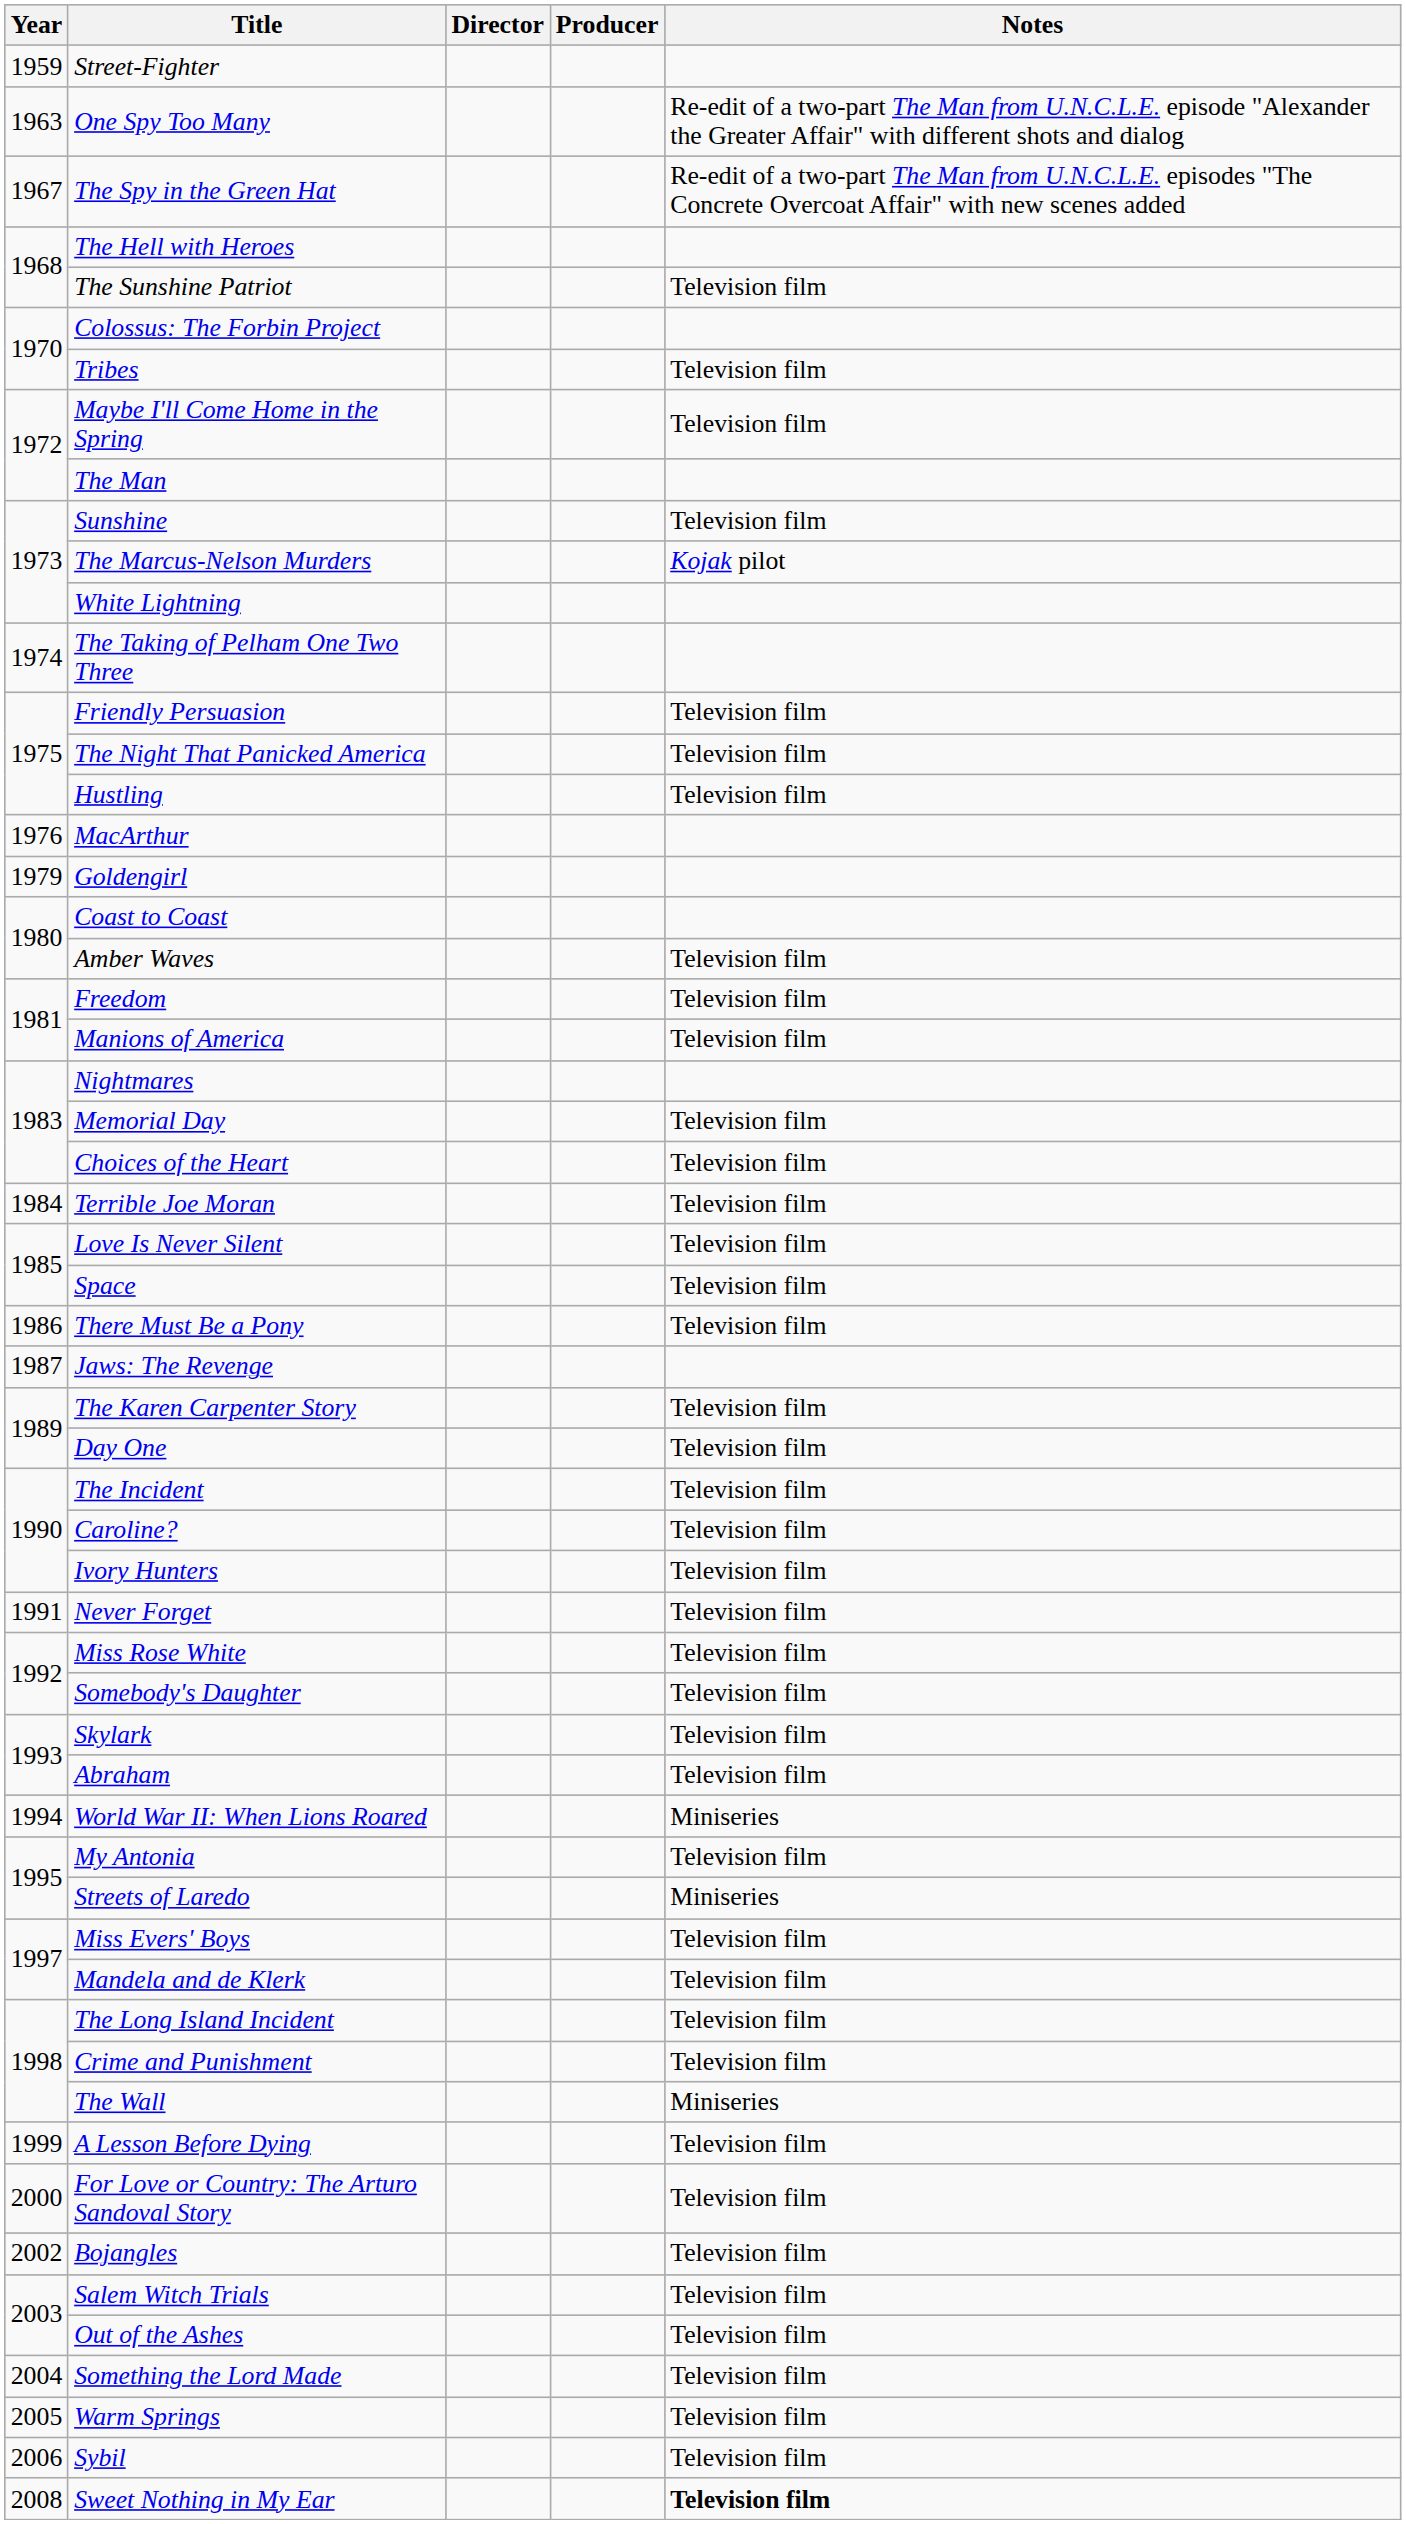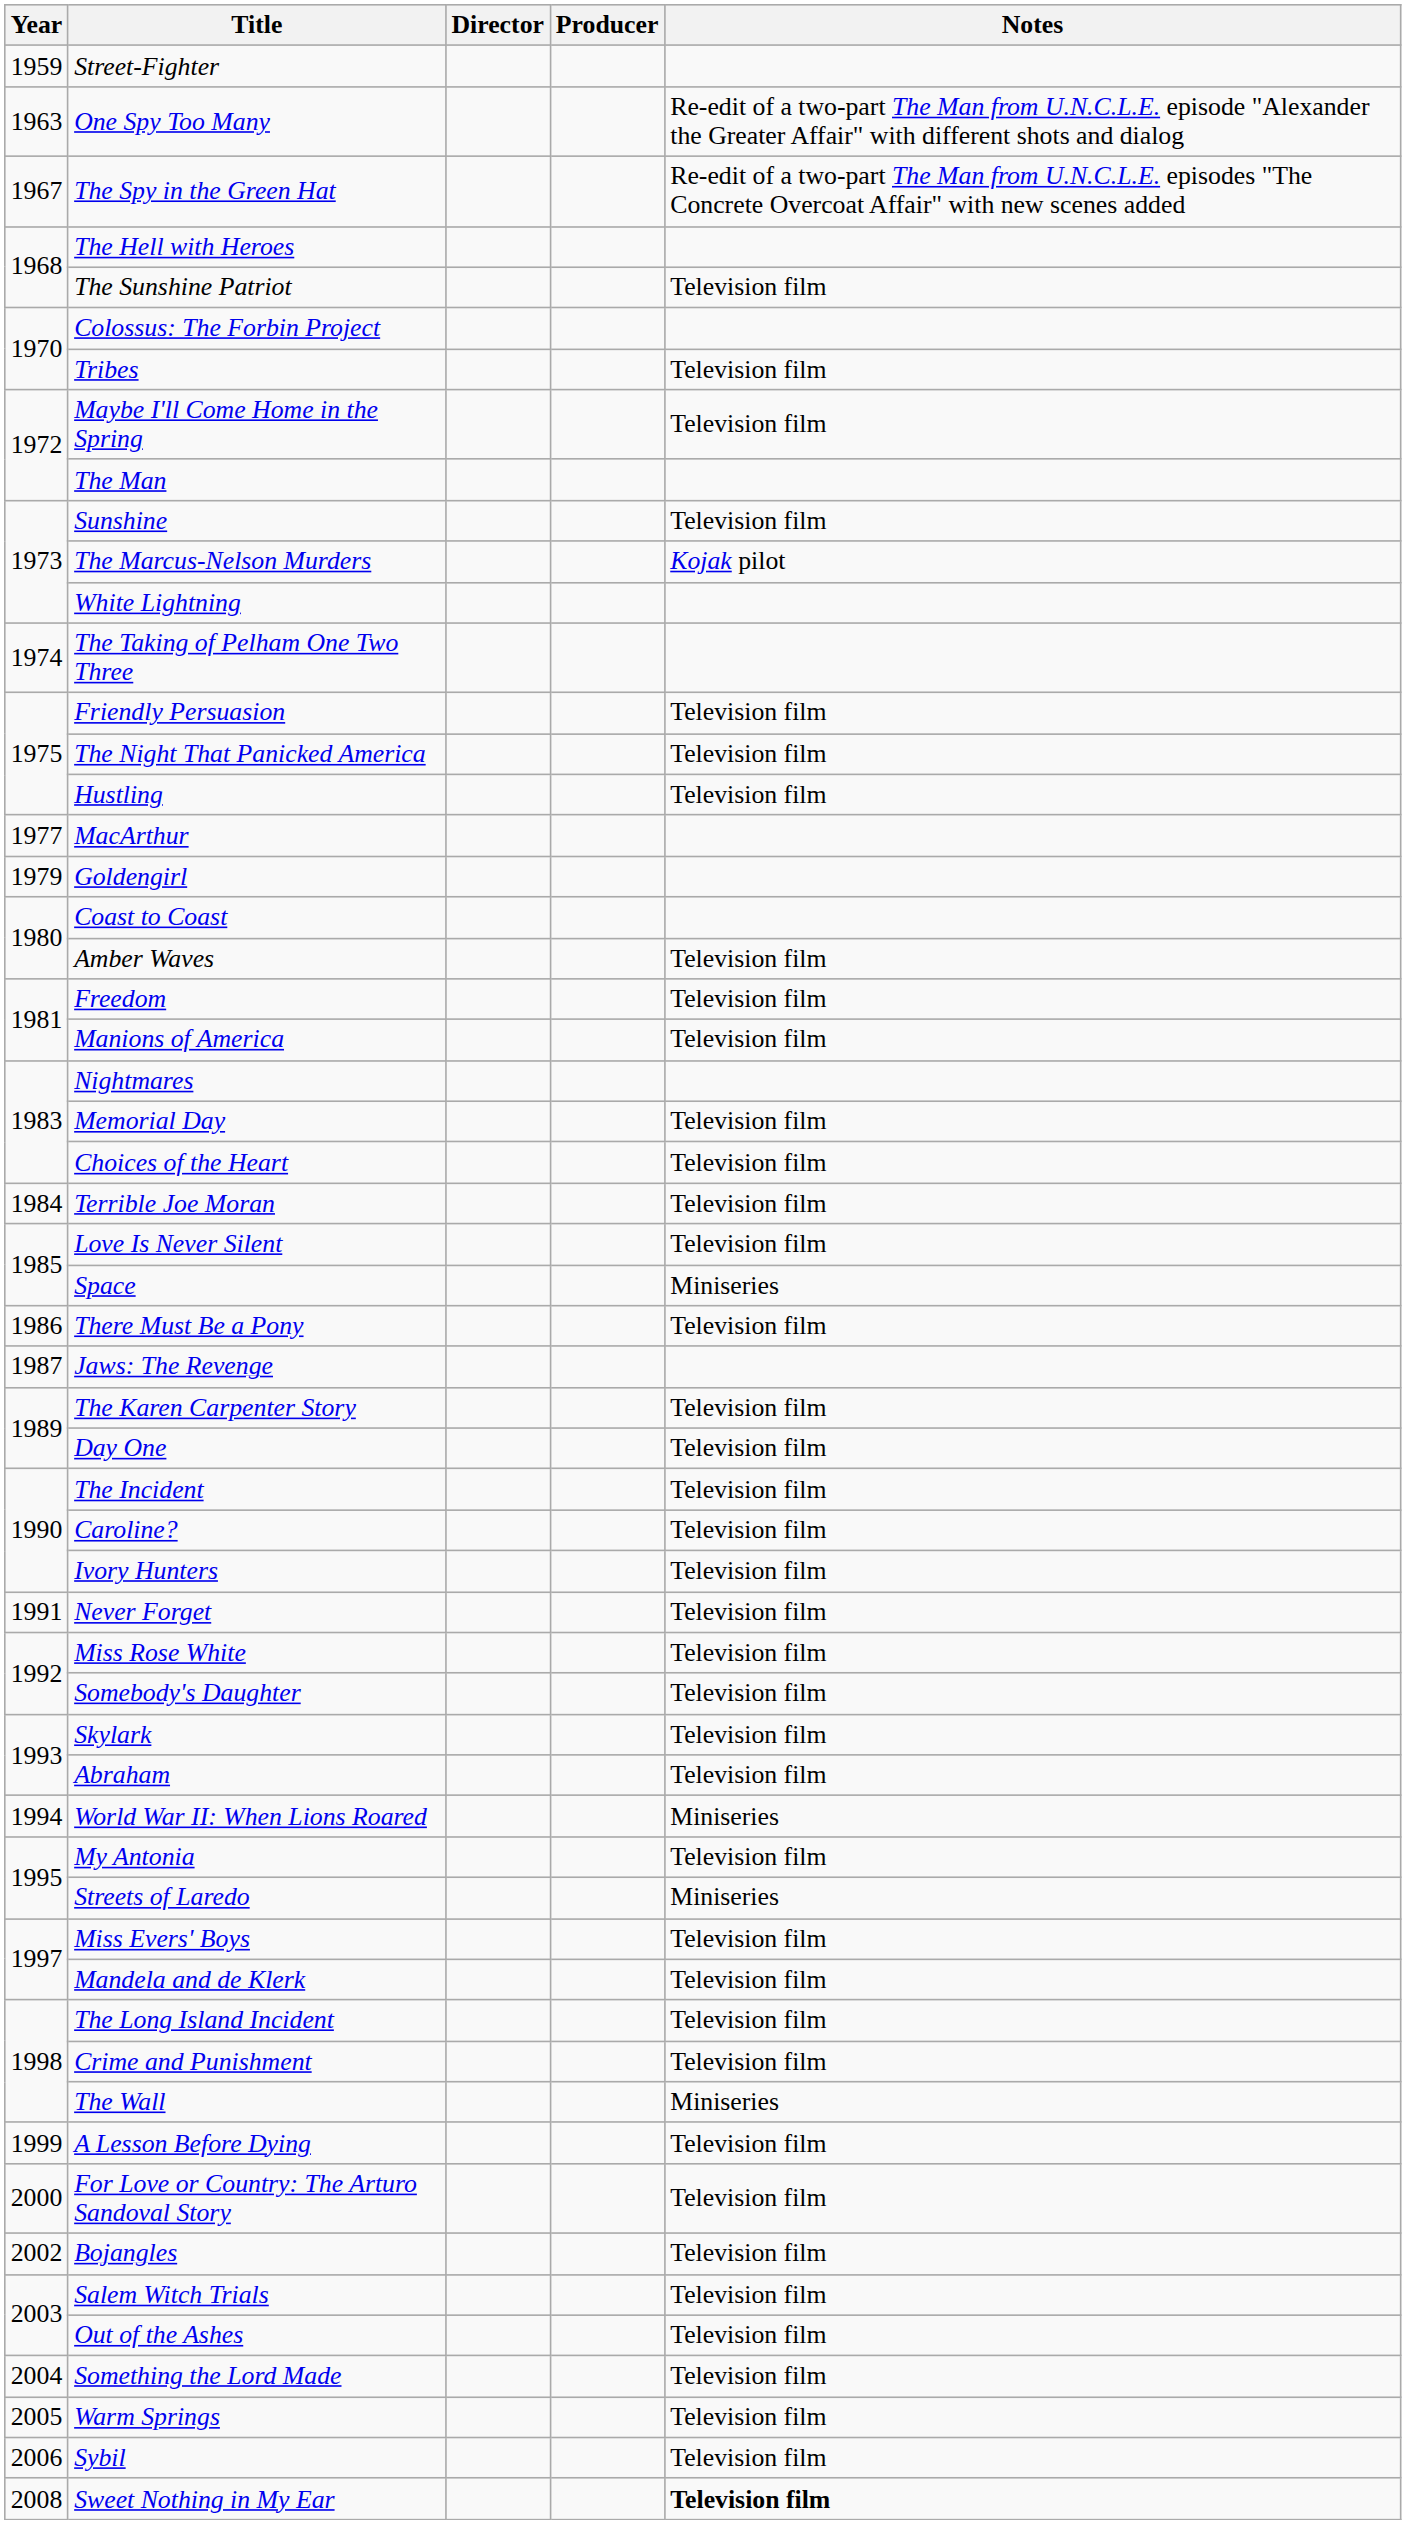(37, 835) 1976 -> (37, 835) 1977
(748, 1284) Television film -> (725, 1284) Miniseries
